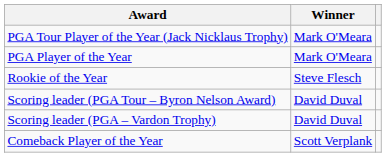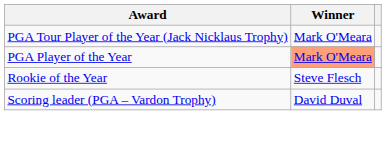(333, 57) no background -> (333, 57) lightsalmon background
- row: (141, 99)
- row: (85, 141)
